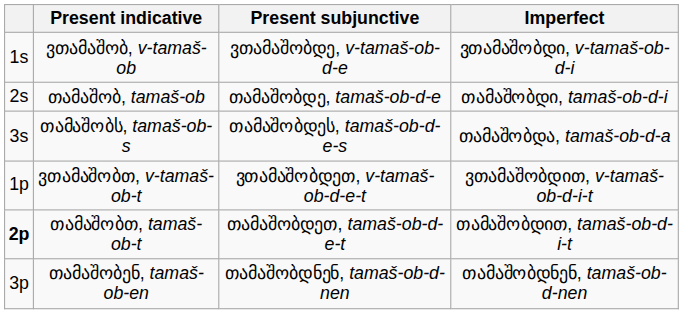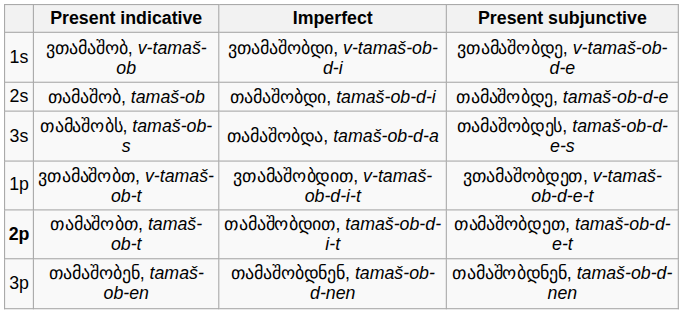columns swapped: (565, 18) <-> (335, 18)
